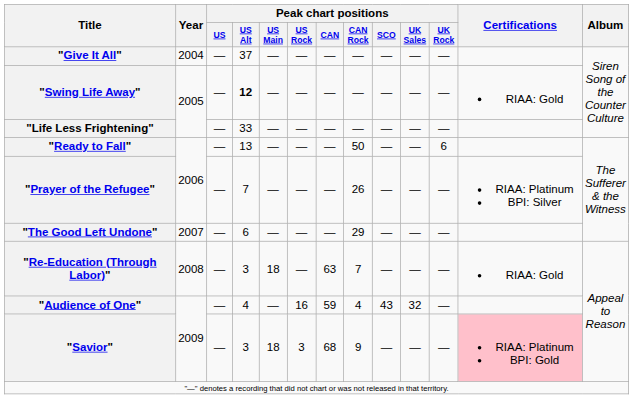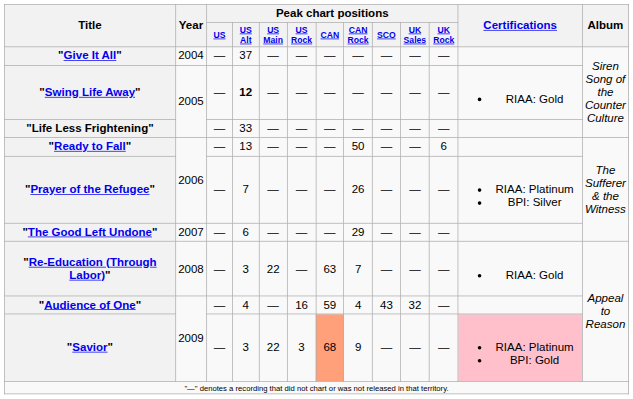(273, 268) 18 -> (273, 268) 22
(273, 347) 18 -> (273, 347) 22
(330, 347) no background -> (330, 347) lightsalmon background
